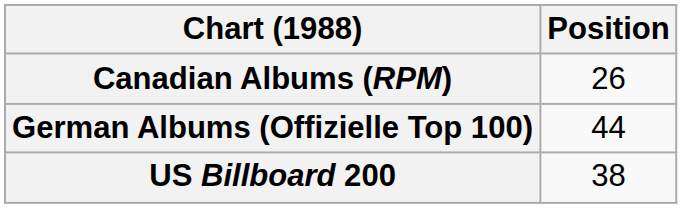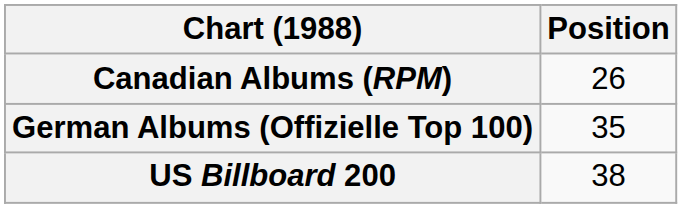(609, 127) 44 -> (609, 127) 35
